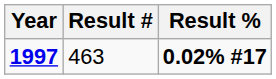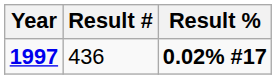(86, 56) 463 -> (86, 56) 436
